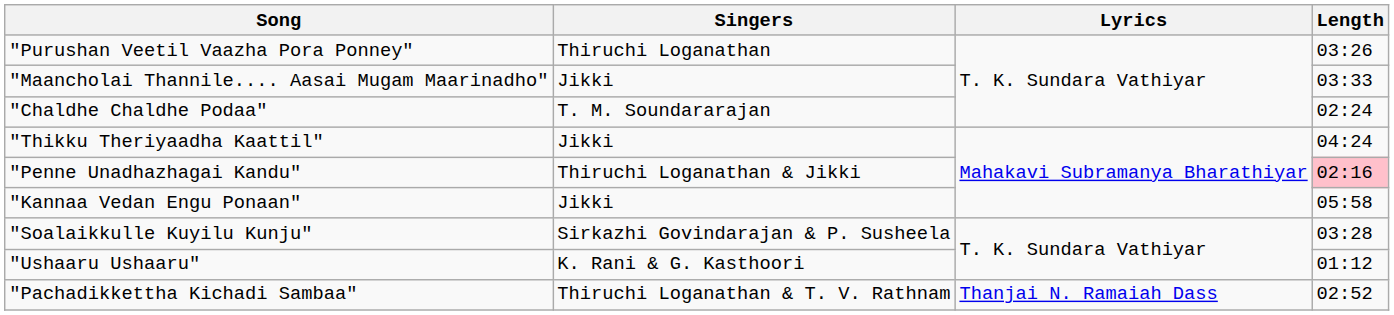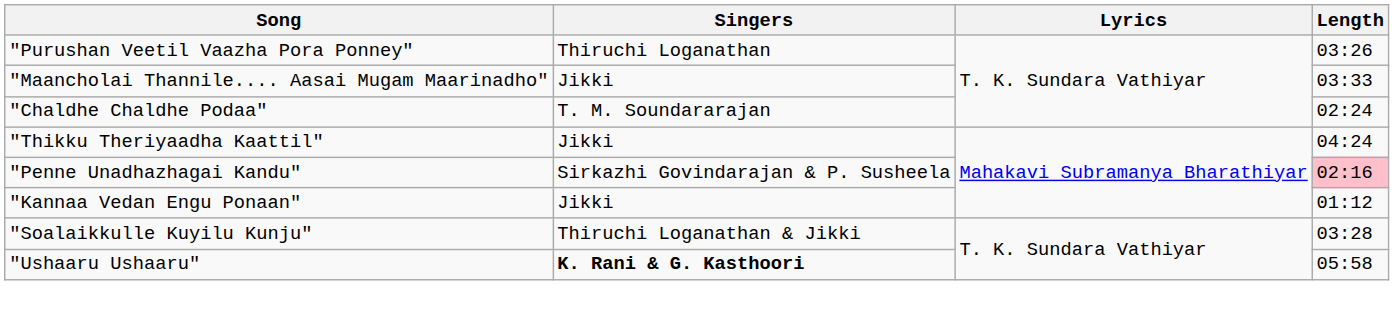(709, 173) Thiruchi Loganathan & Jikki -> (754, 173) Sirkazhi Govindarajan & P. Susheela
(1345, 203) 05:58 -> (1345, 203) 01:12
(754, 234) Sirkazhi Govindarajan & P. Susheela -> (709, 234) Thiruchi Loganathan & Jikki
(681, 264) normal -> (681, 264) bold
(1345, 264) 01:12 -> (1345, 264) 05:58
- row: (183, 295)
